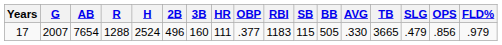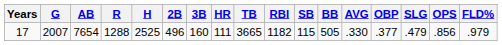columns swapped: (386, 14) <-> (249, 14)
(147, 32) 2524 -> (147, 32) 2525
(279, 32) 1183 -> (279, 32) 1182
